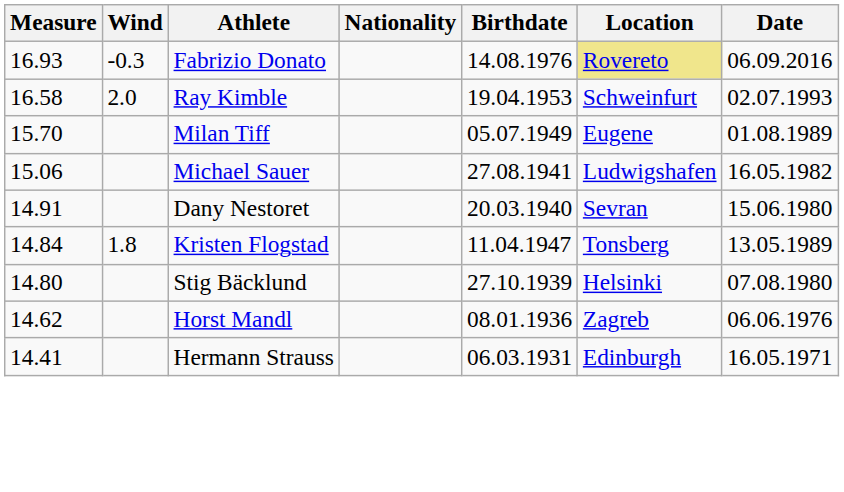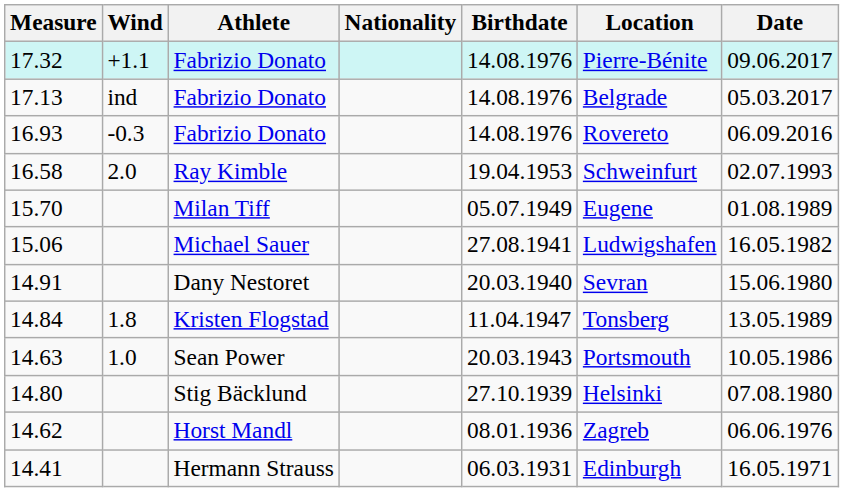+ row: (36, 60)
+ row: (36, 97)
(626, 60) khaki background -> (626, 134) no background
+ row: (36, 356)
